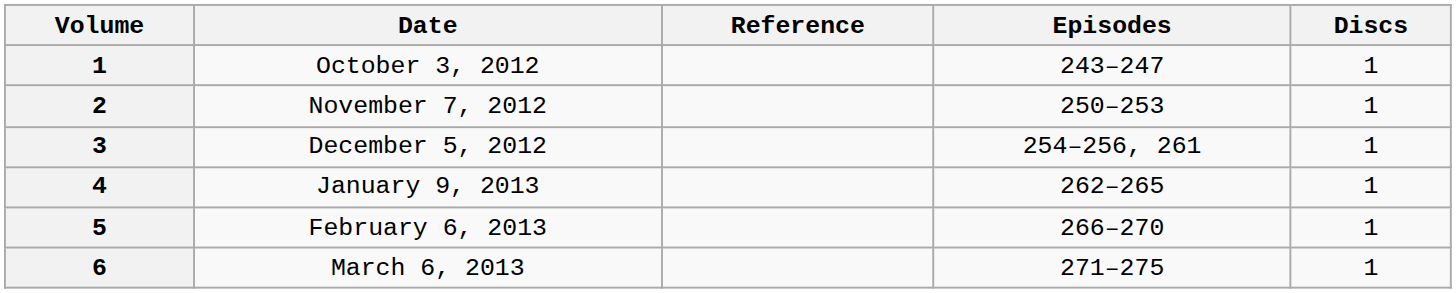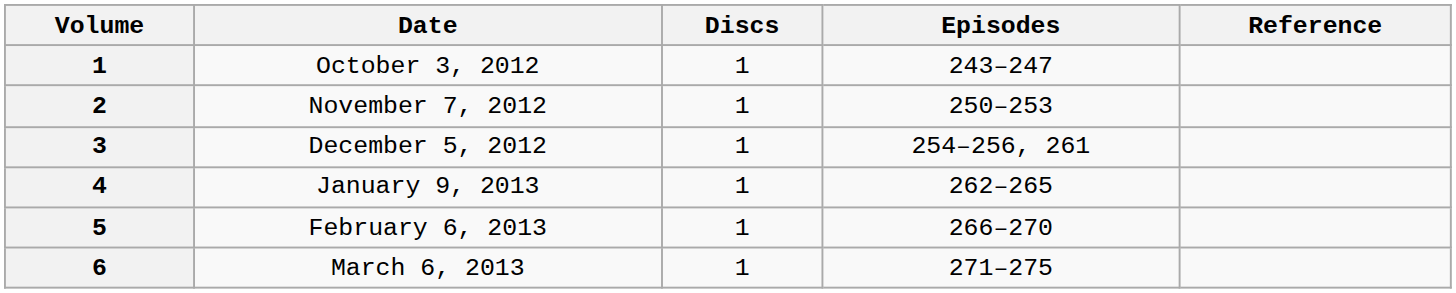columns swapped: (1371, 25) <-> (798, 25)
